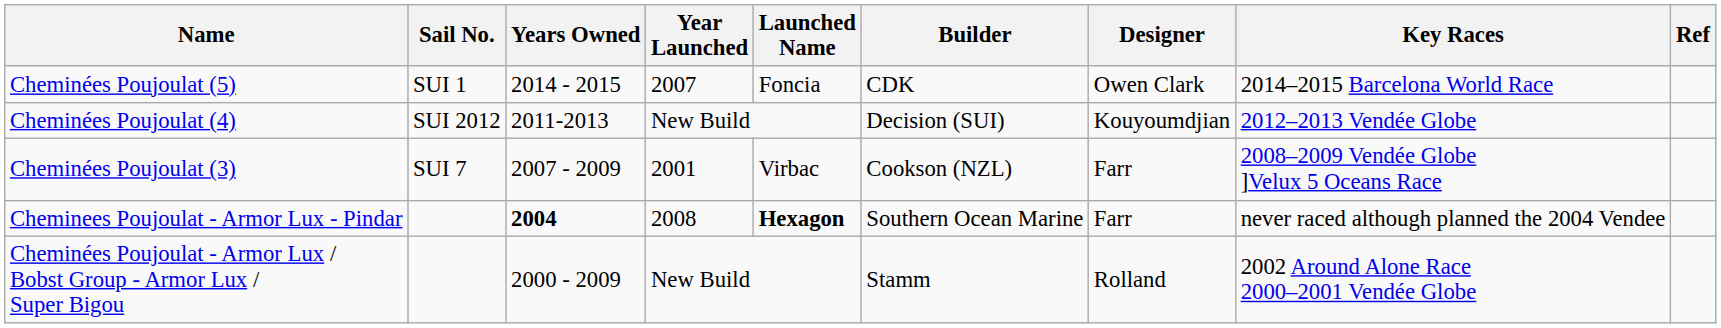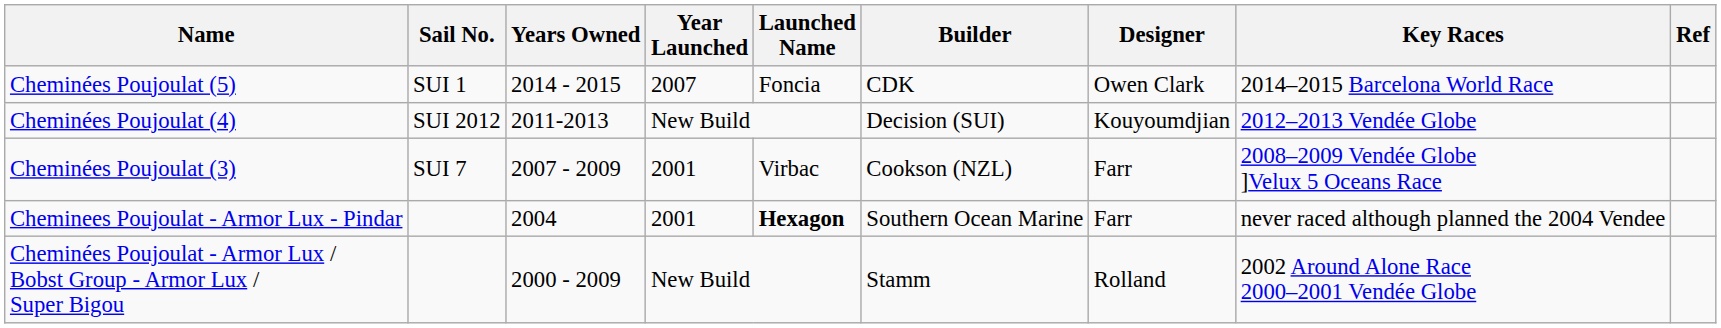(534, 217) bold -> (534, 217) normal
(674, 217) 2008 -> (674, 217) 2001
